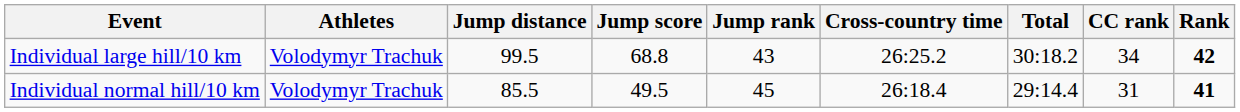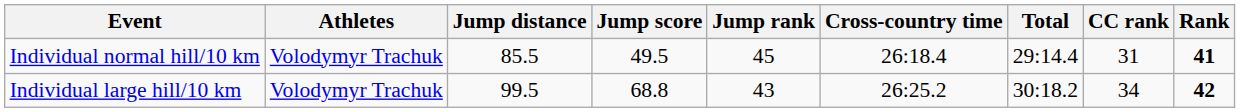rows swapped: (135, 90) <-> (126, 55)
